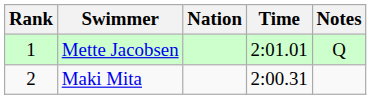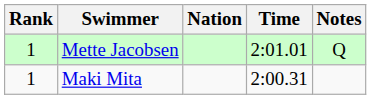(31, 79) 2 -> (31, 79) 1
